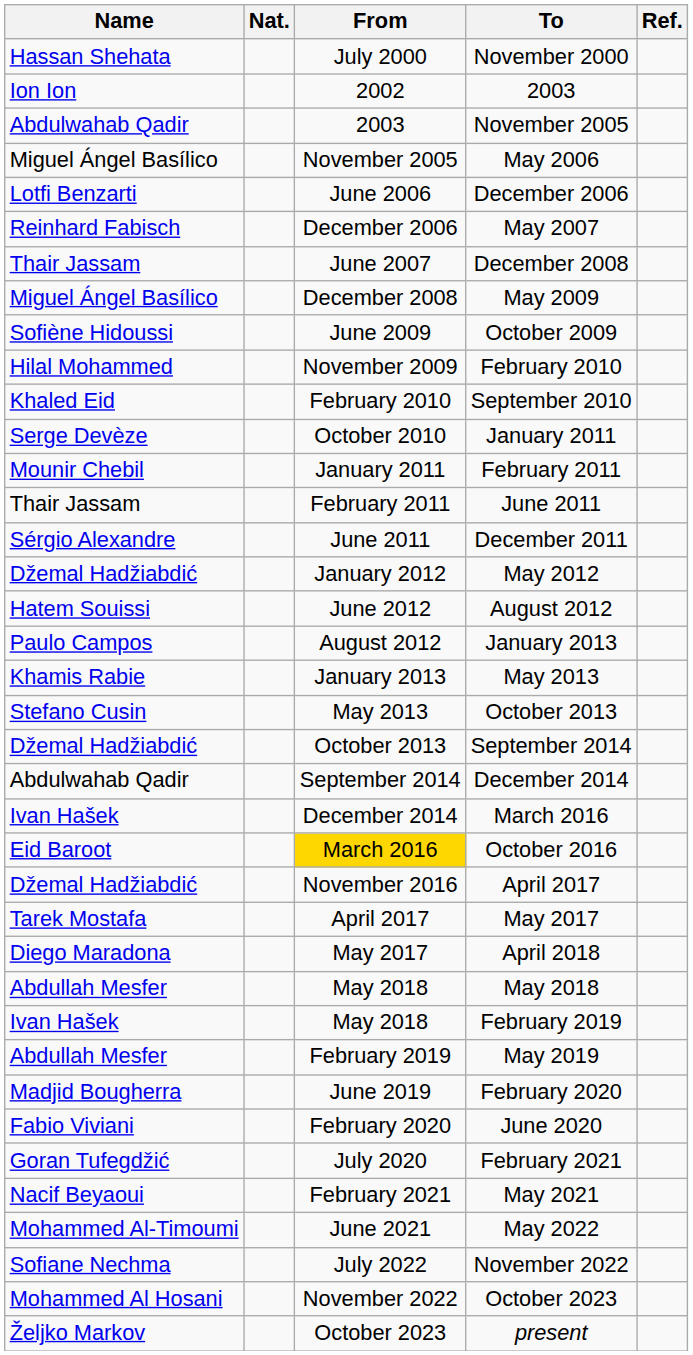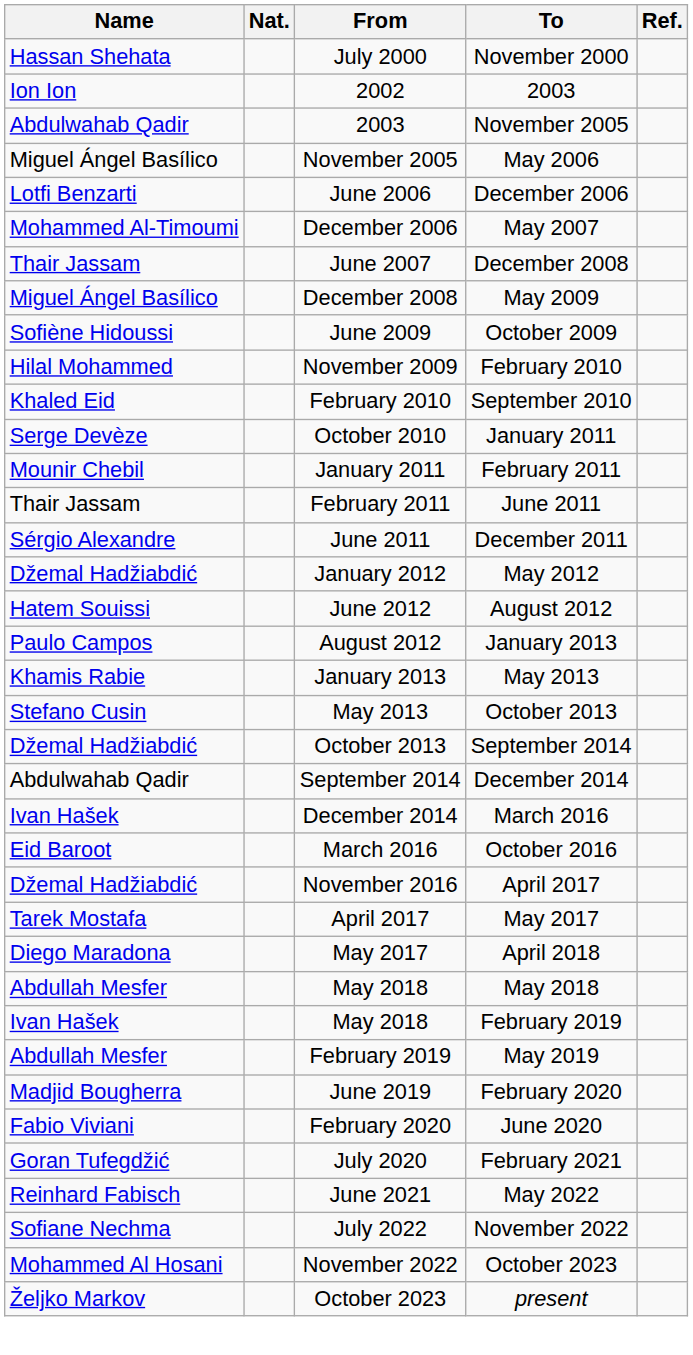(95, 228) Reinhard Fabisch -> (124, 228) Mohammed Al-Timoumi
(380, 849) gold background -> (380, 849) no background
- row: (551, 1195)
(124, 1229) Mohammed Al-Timoumi -> (95, 1195) Reinhard Fabisch
